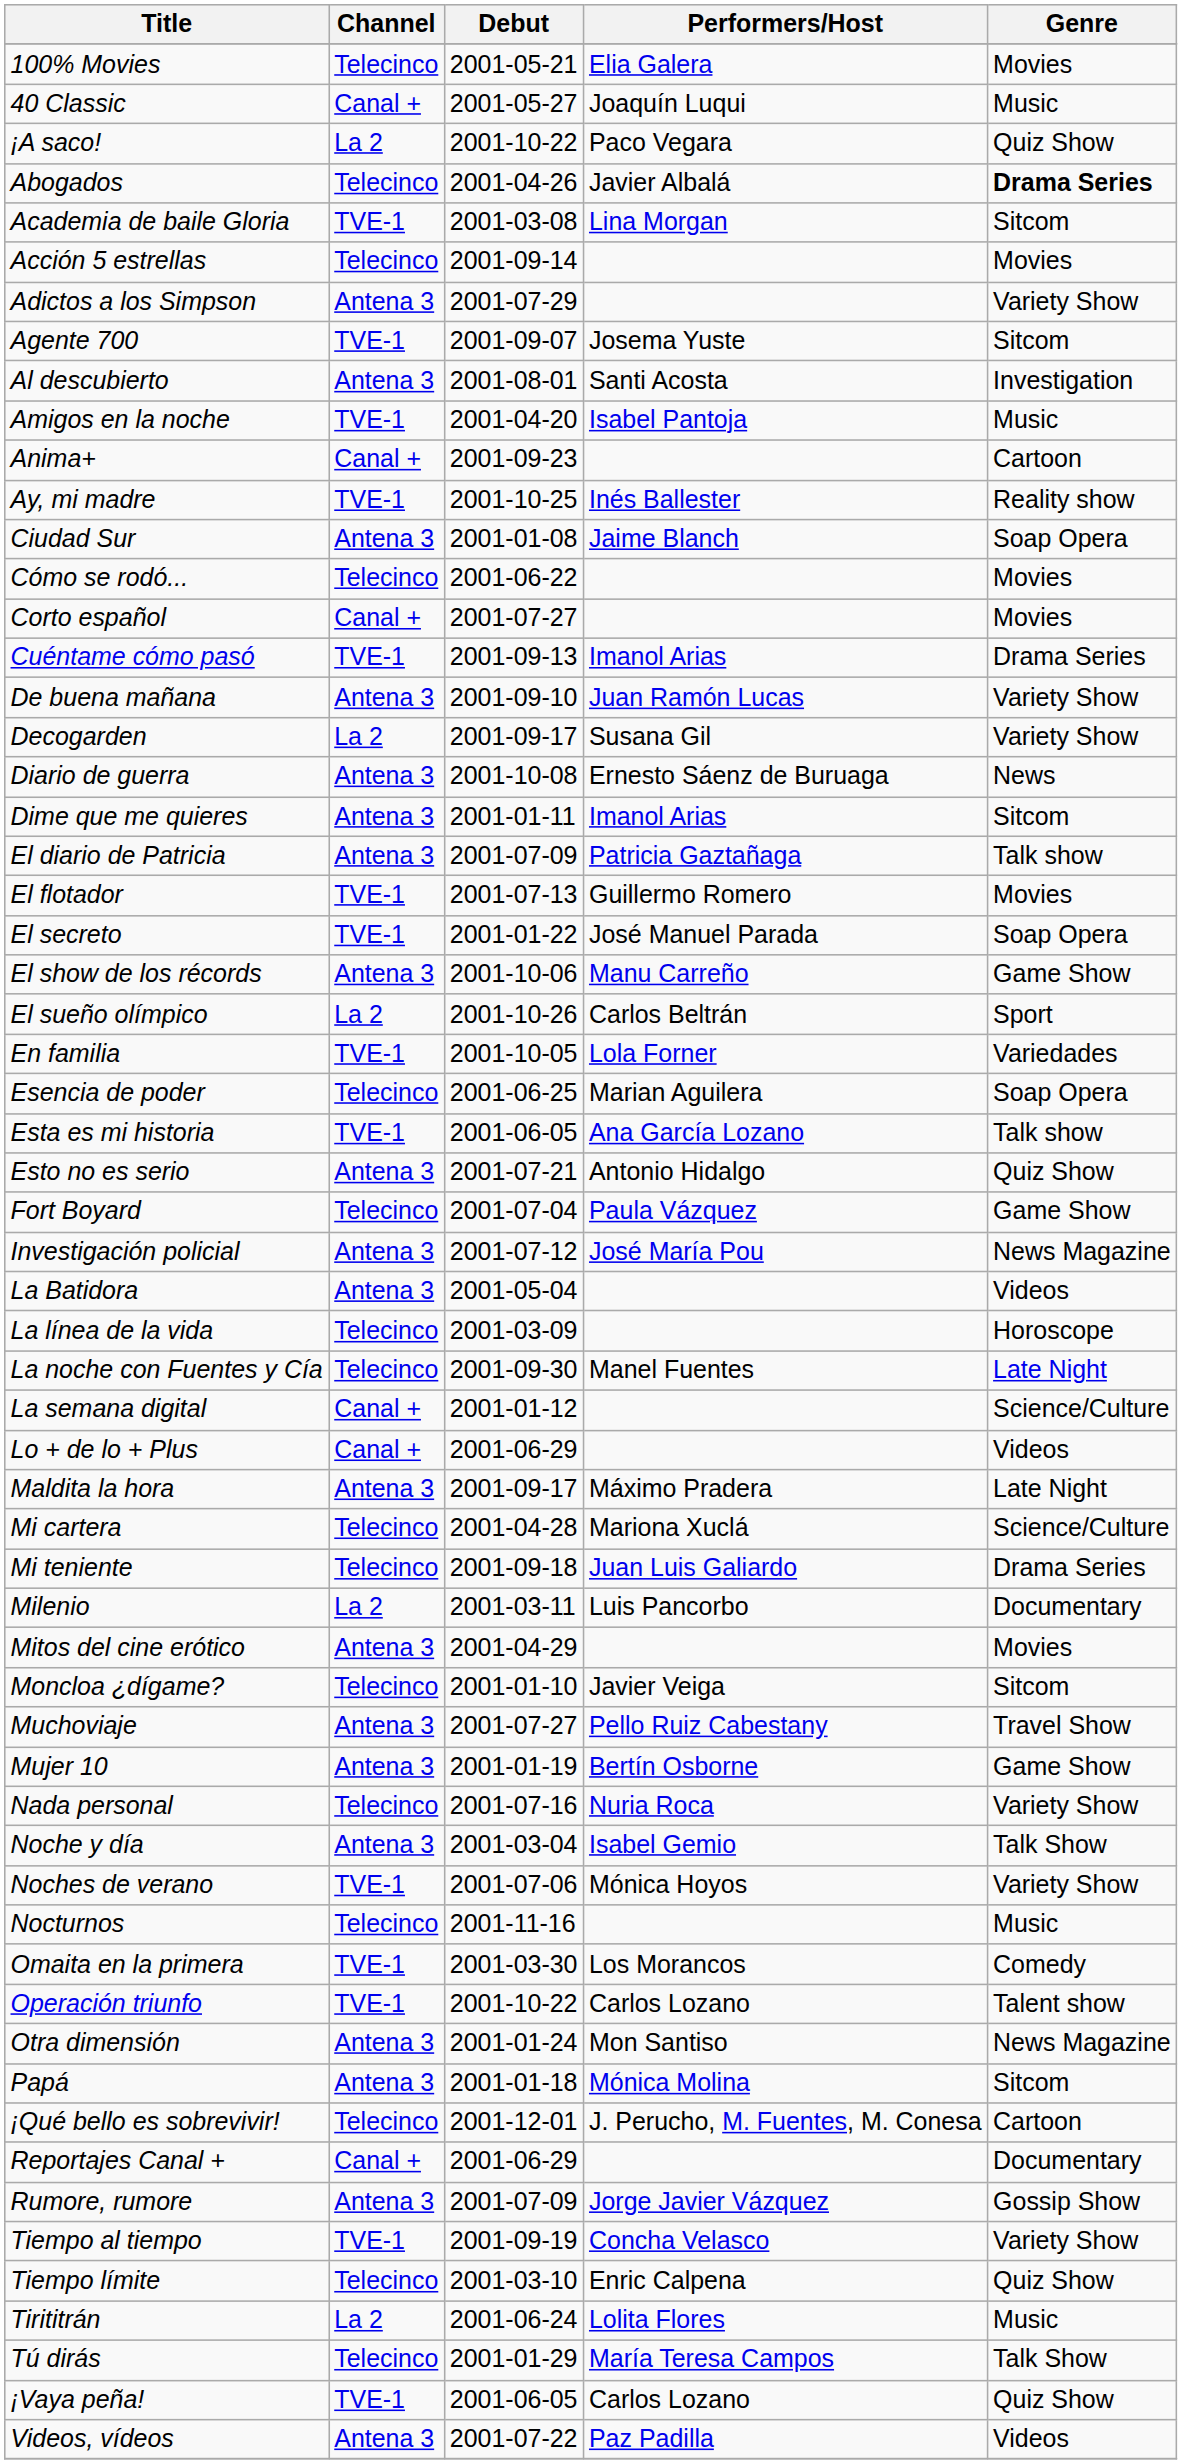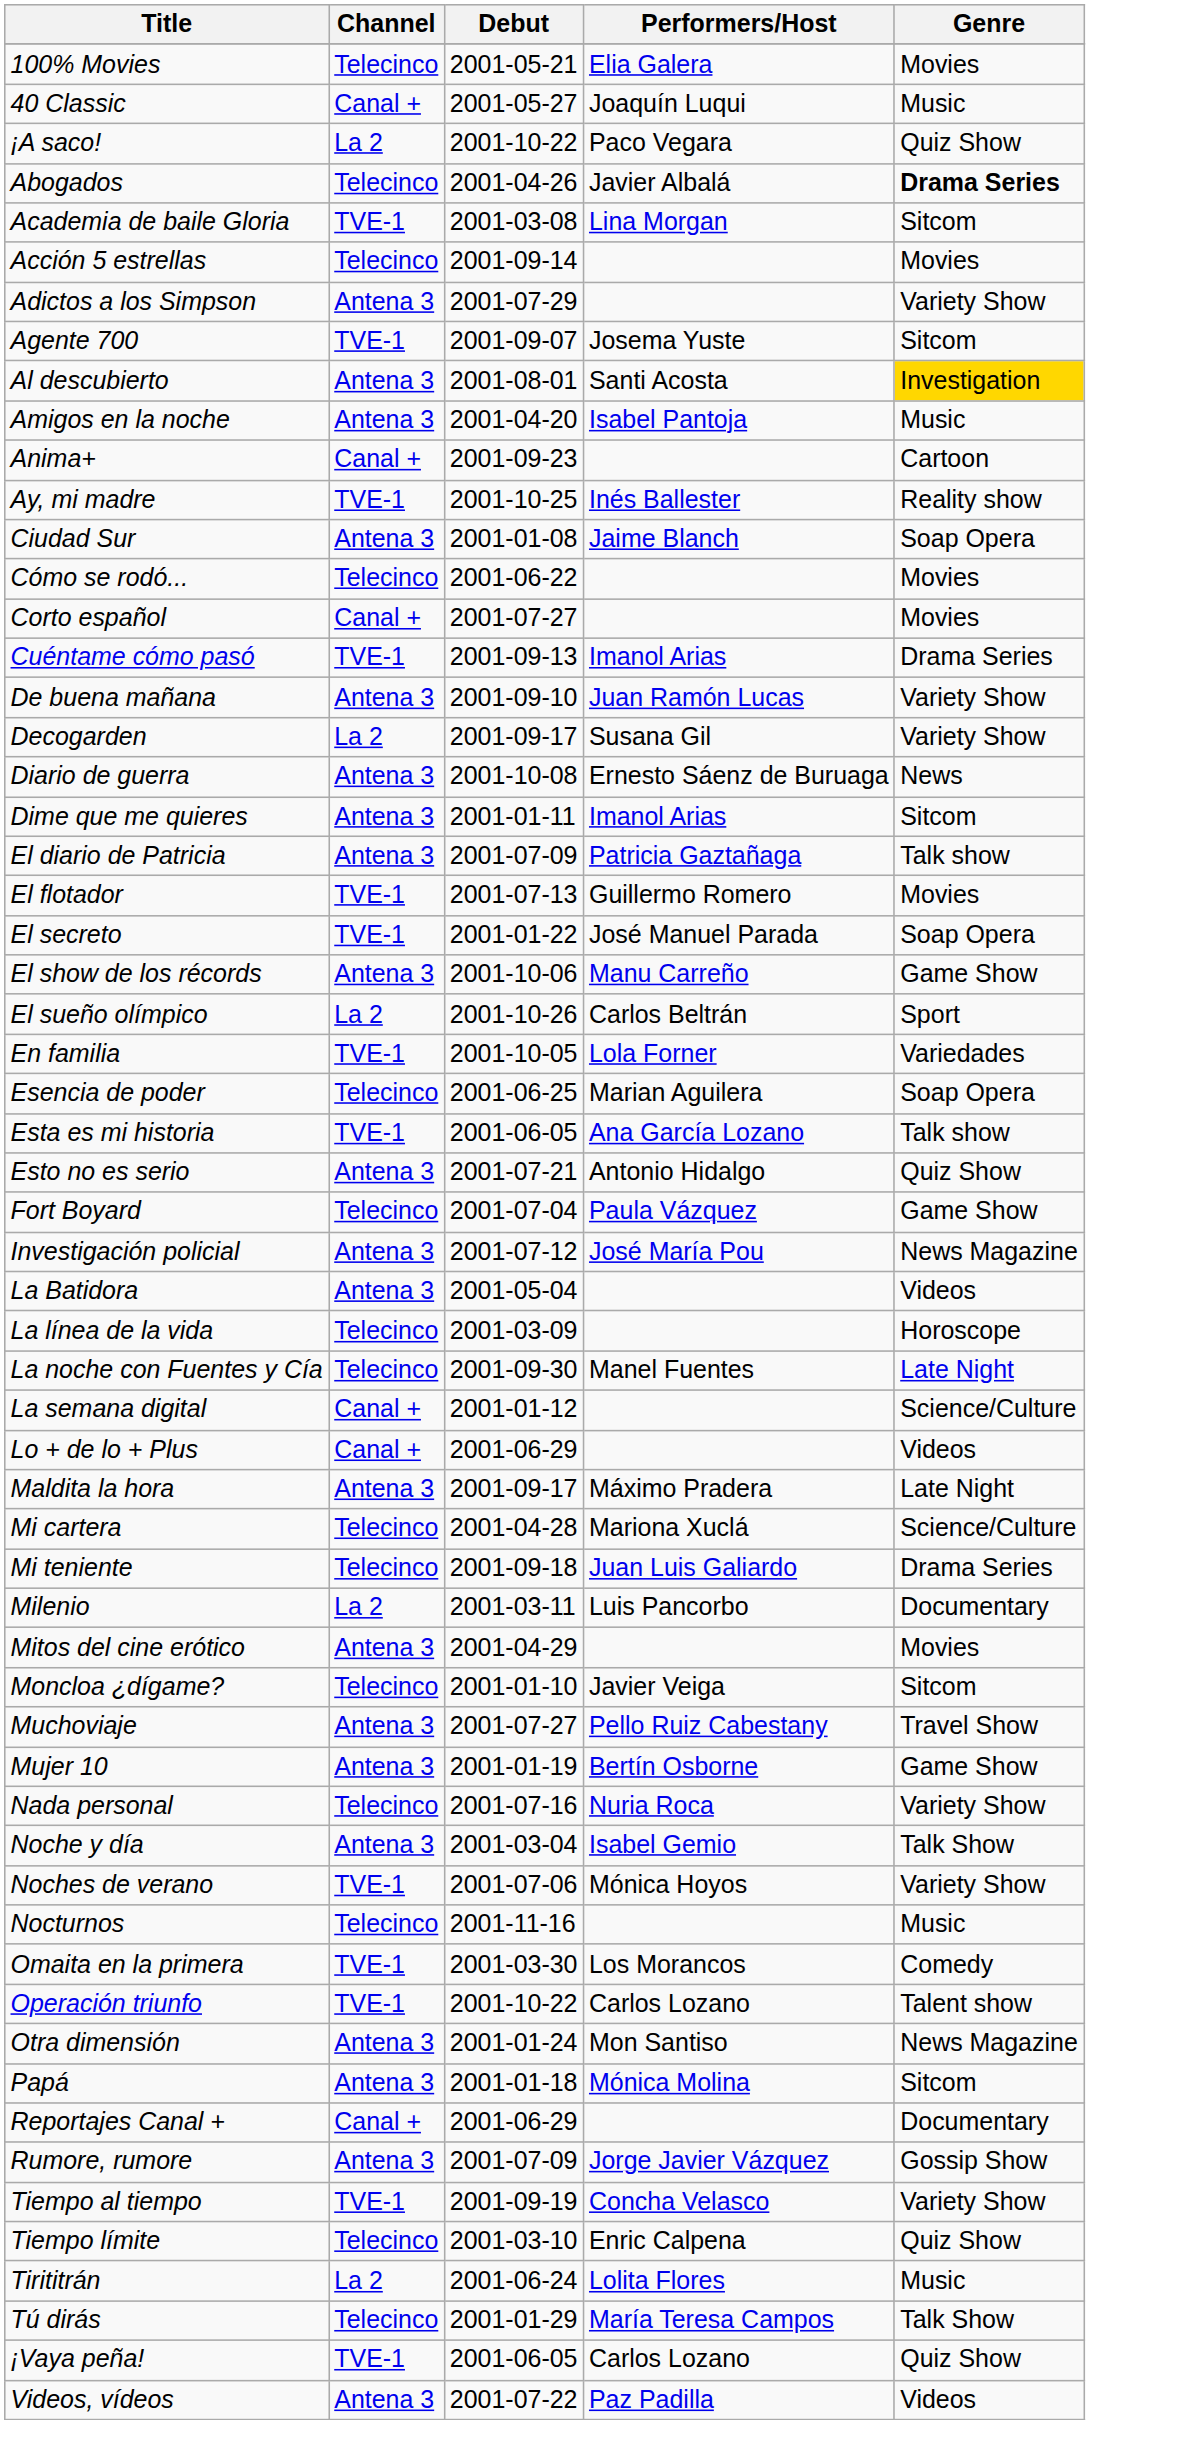(1063, 380) no background -> (970, 380) gold background
(370, 420) TVE-1 -> (384, 420) Antena 3
- row: (145, 2122)
